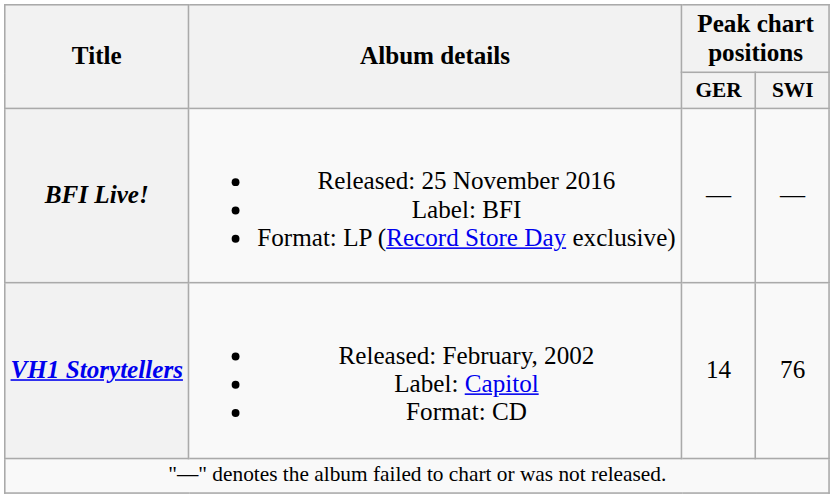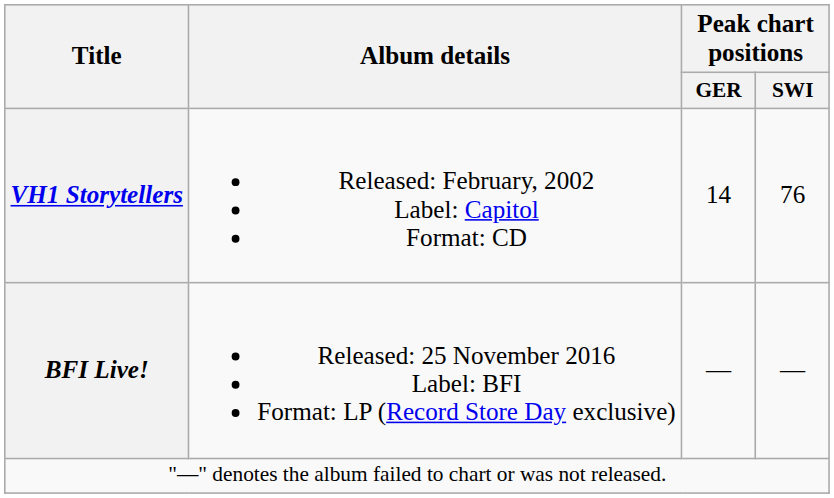rows swapped: (97, 370) <-> (97, 195)
